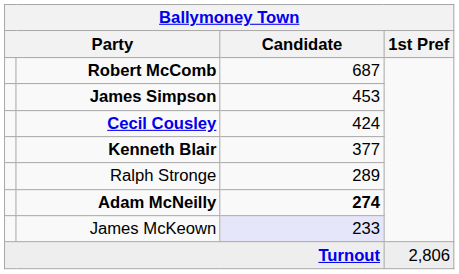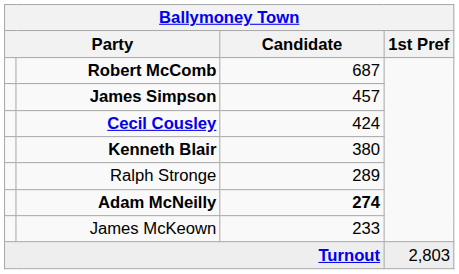(366, 96) 453 -> (366, 96) 457
(366, 149) 377 -> (366, 149) 380
(366, 228) lavender background -> (366, 228) no background
(429, 255) 2,806 -> (429, 255) 2,803
